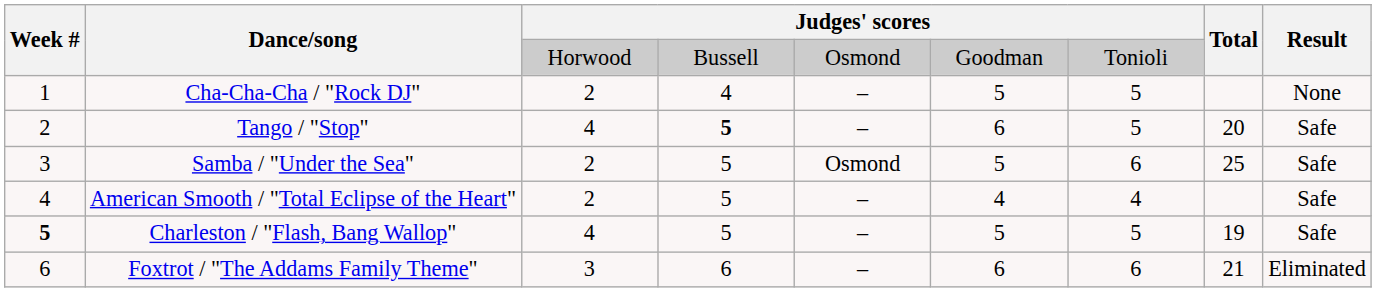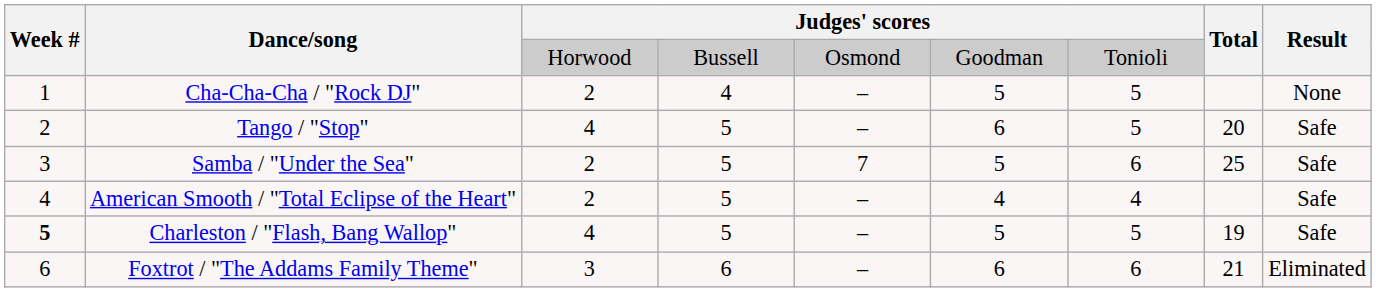(726, 127) bold -> (726, 127) normal
(863, 163) Osmond -> (863, 163) 7
